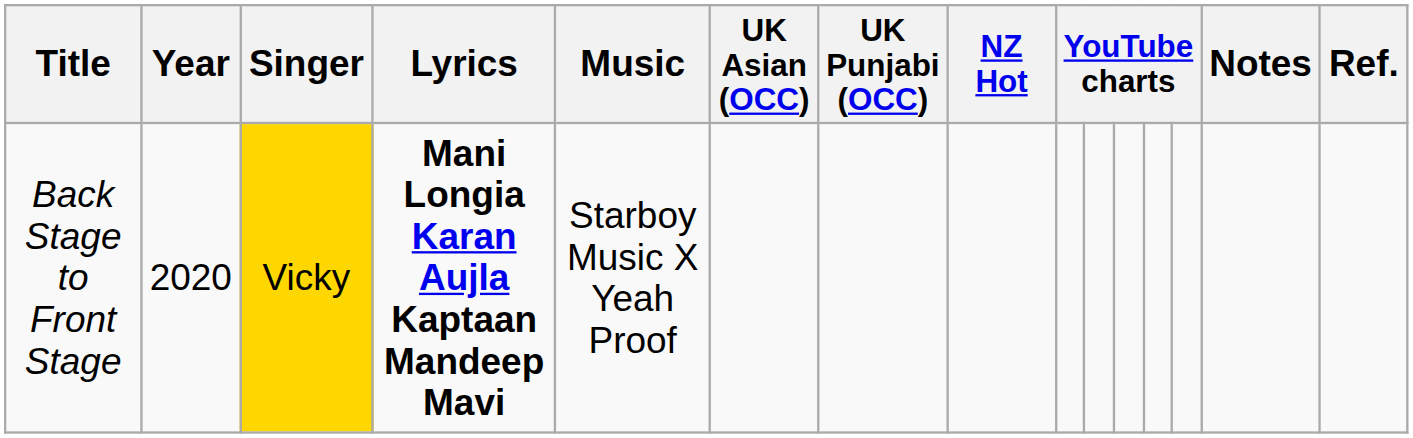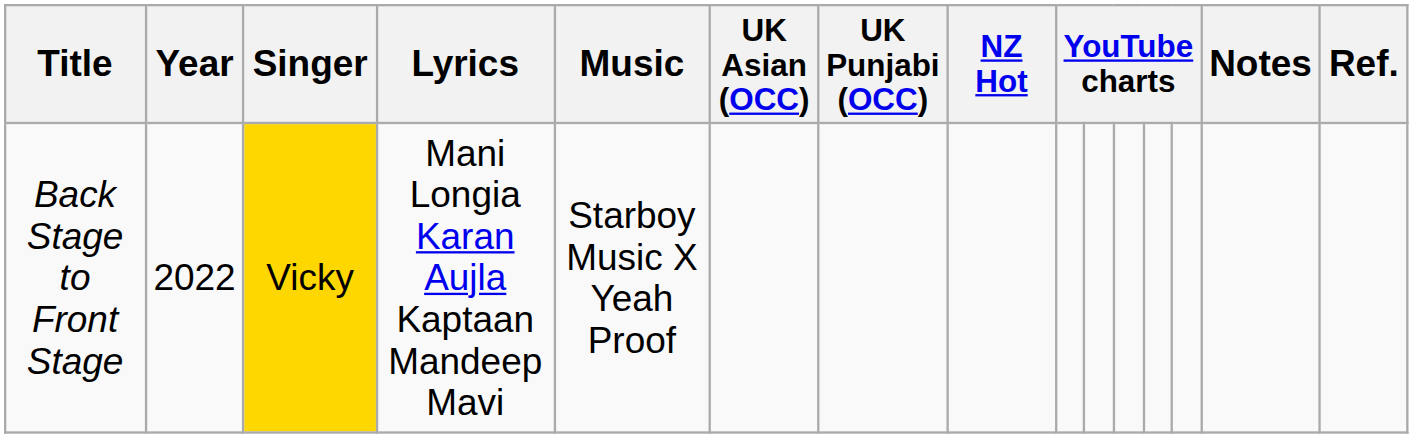(191, 277) 2020 -> (195, 277) 2022
(464, 277) bold -> (465, 277) normal
